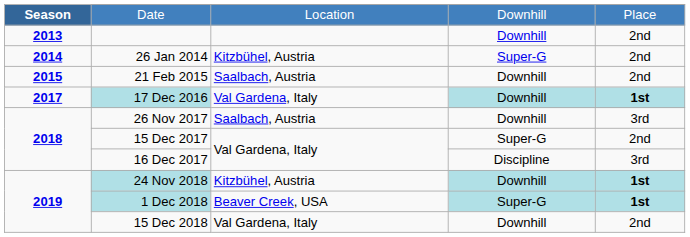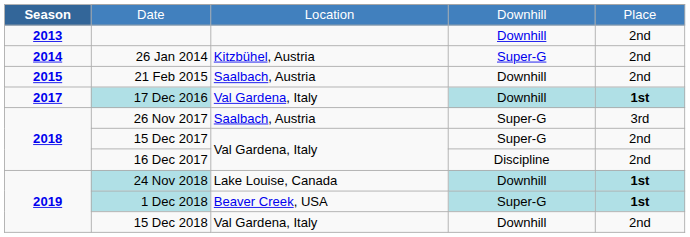(522, 118) Downhill -> (522, 118) Super-G
(640, 160) 3rd -> (640, 160) 2nd
(264, 181) Kitzbühel, Austria -> (276, 181) Lake Louise, Canada
